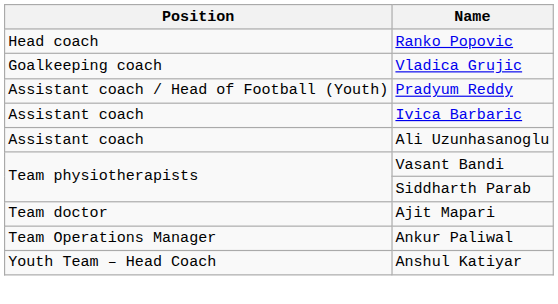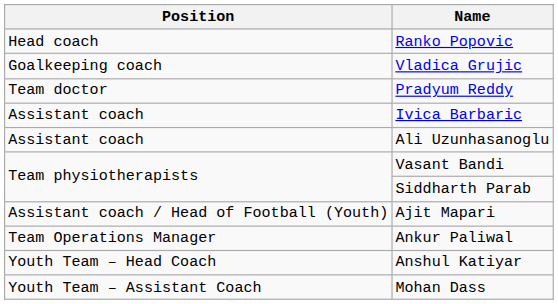(198, 91) Assistant coach / Head of Football (Youth) -> (58, 91) Team doctor
(58, 213) Team doctor -> (198, 213) Assistant coach / Head of Football (Youth)
+ row: (441, 287)
